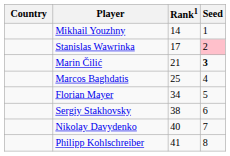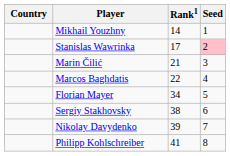(205, 63) bold -> (205, 63) normal
(175, 79) 25 -> (175, 79) 22
(175, 127) 40 -> (175, 127) 39
